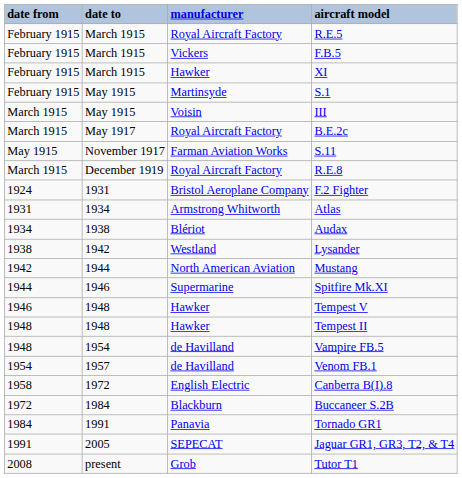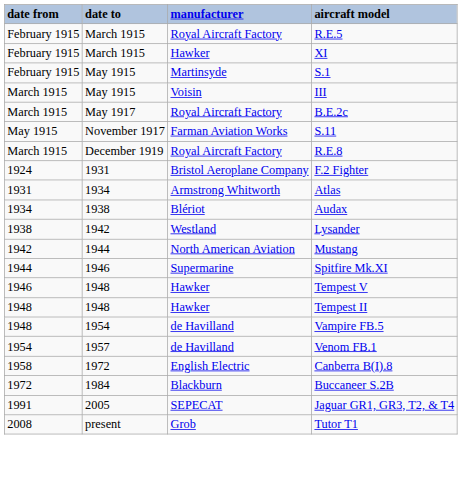- row: (328, 53)
- row: (348, 424)
